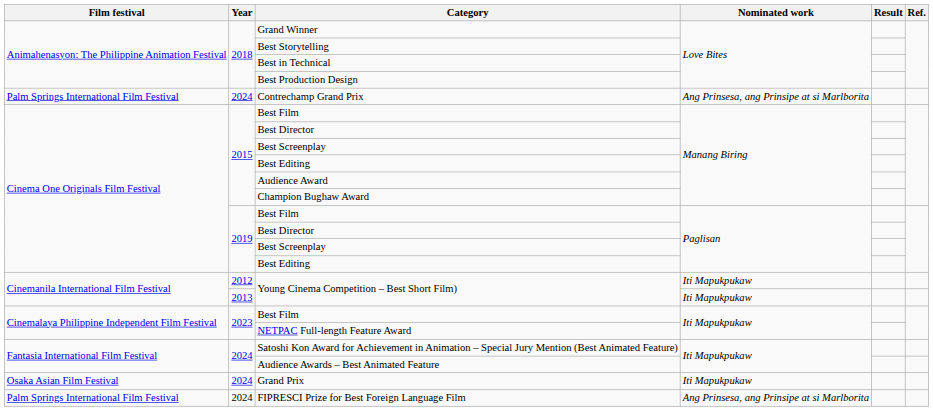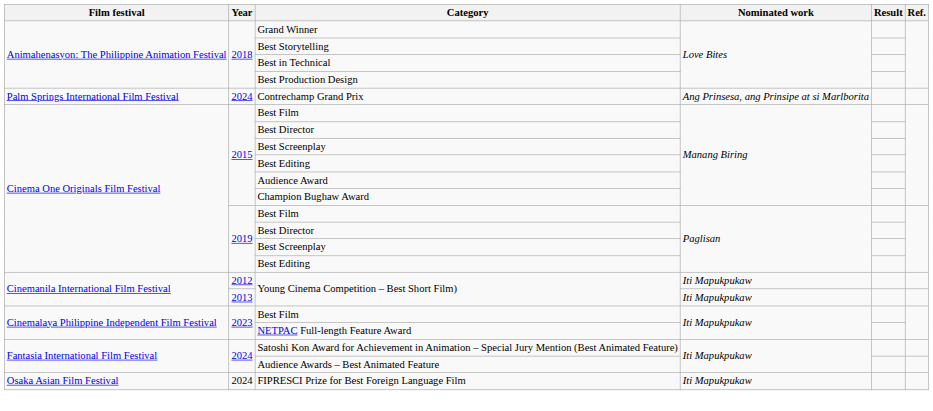- row: (242, 381)
(93, 398) Palm Springs International Film Festival -> (63, 381) Osaka Asian Film Festival
(776, 398) Ang Prinsesa, ang Prinsipe at si Marlborita -> (717, 381) Iti Mapukpukaw
